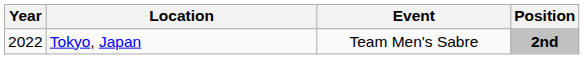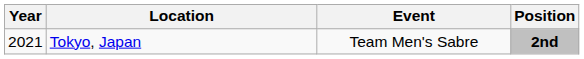(25, 41) 2022 -> (25, 41) 2021
